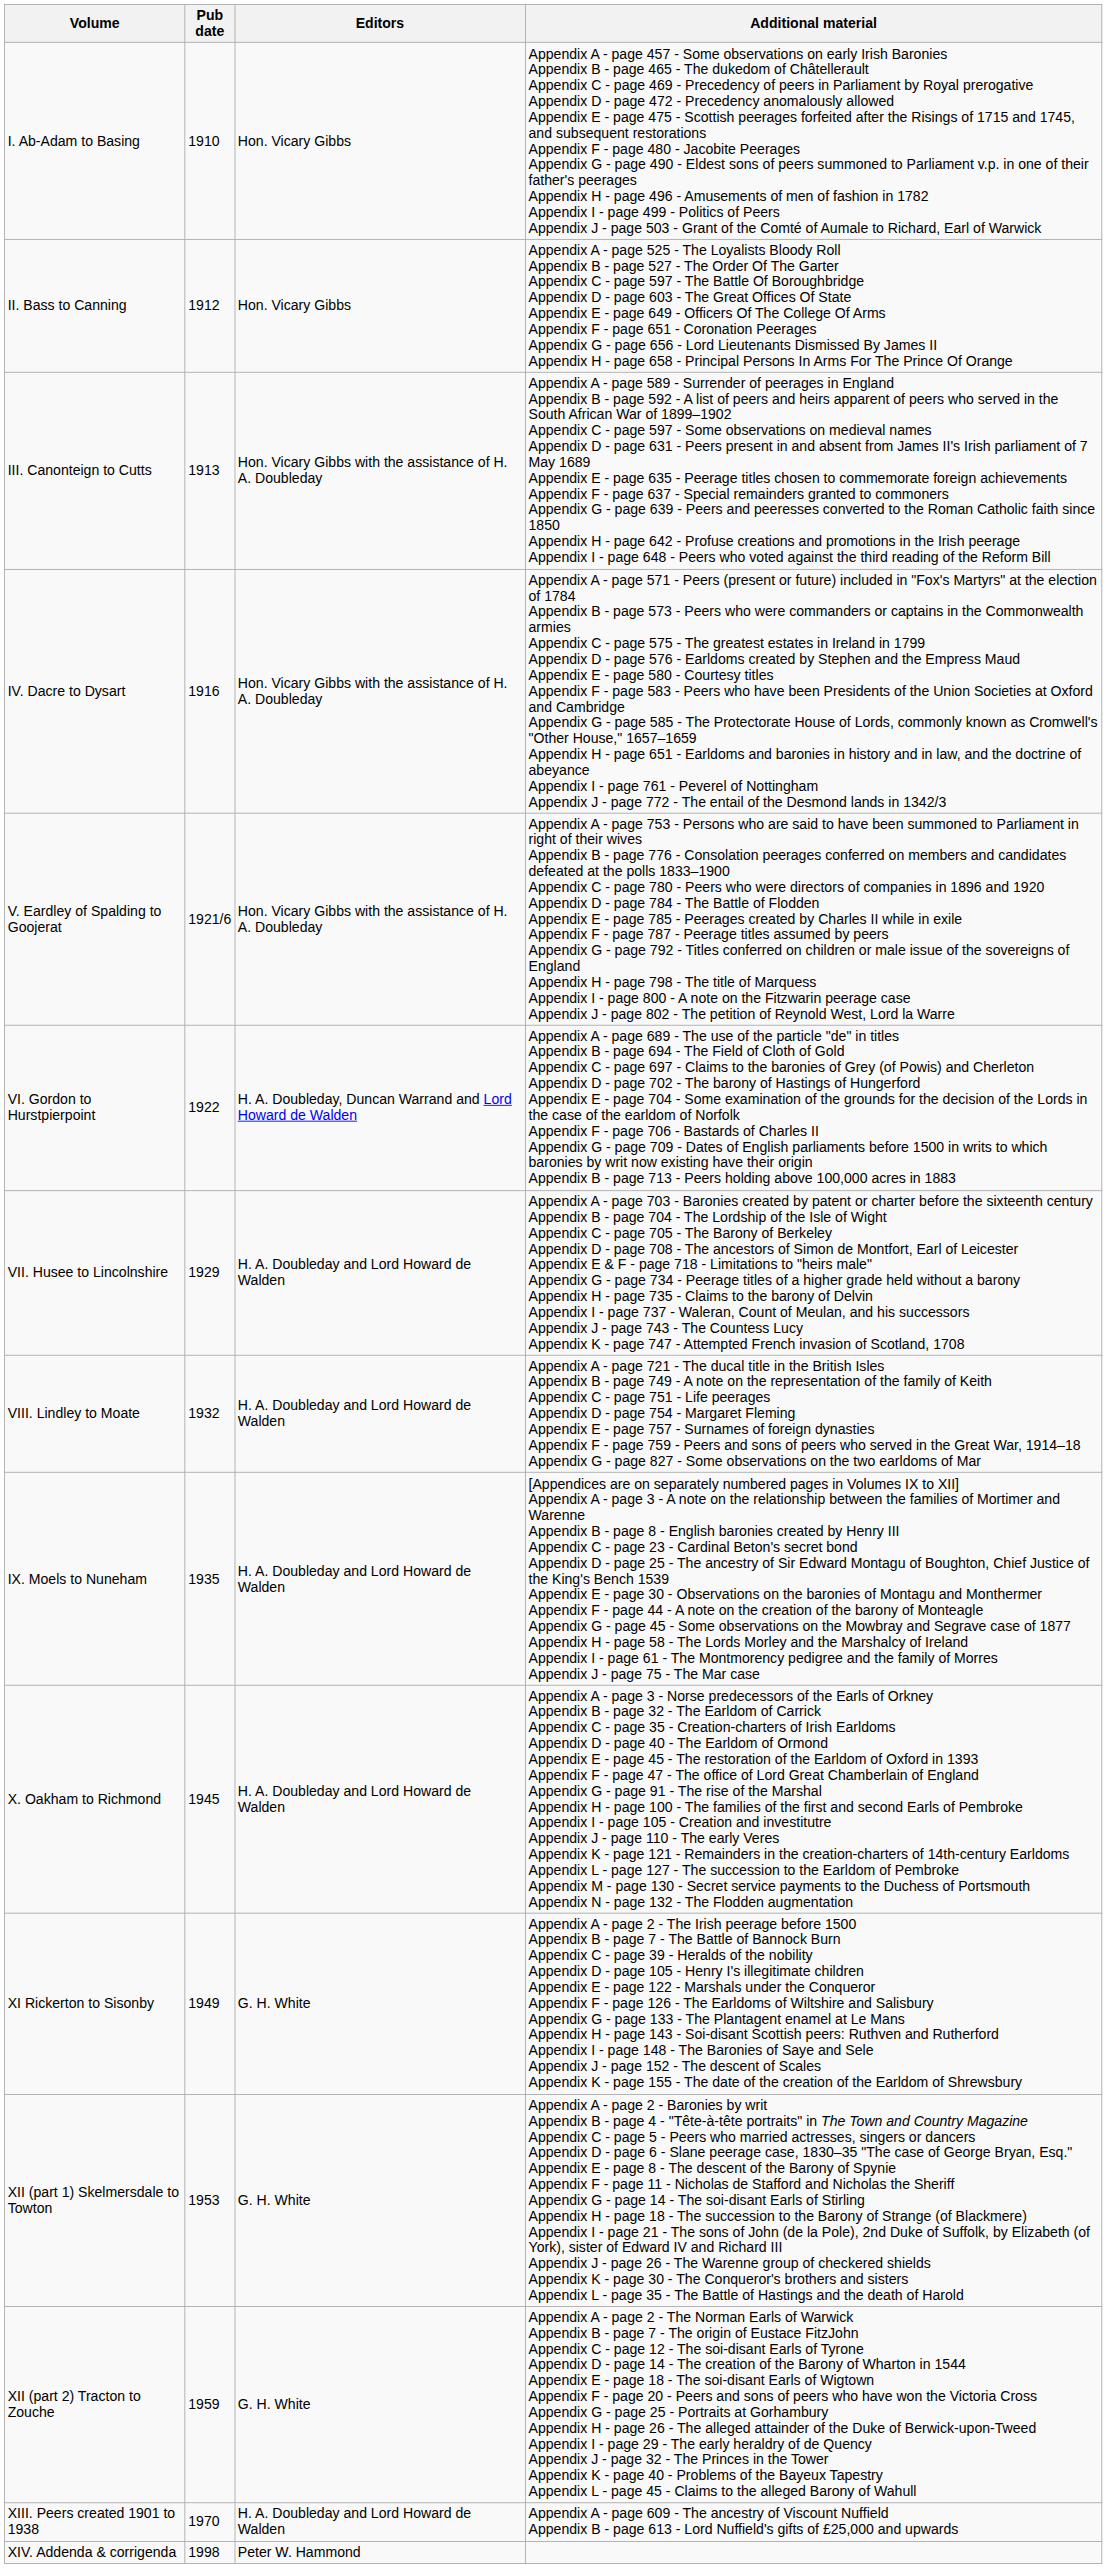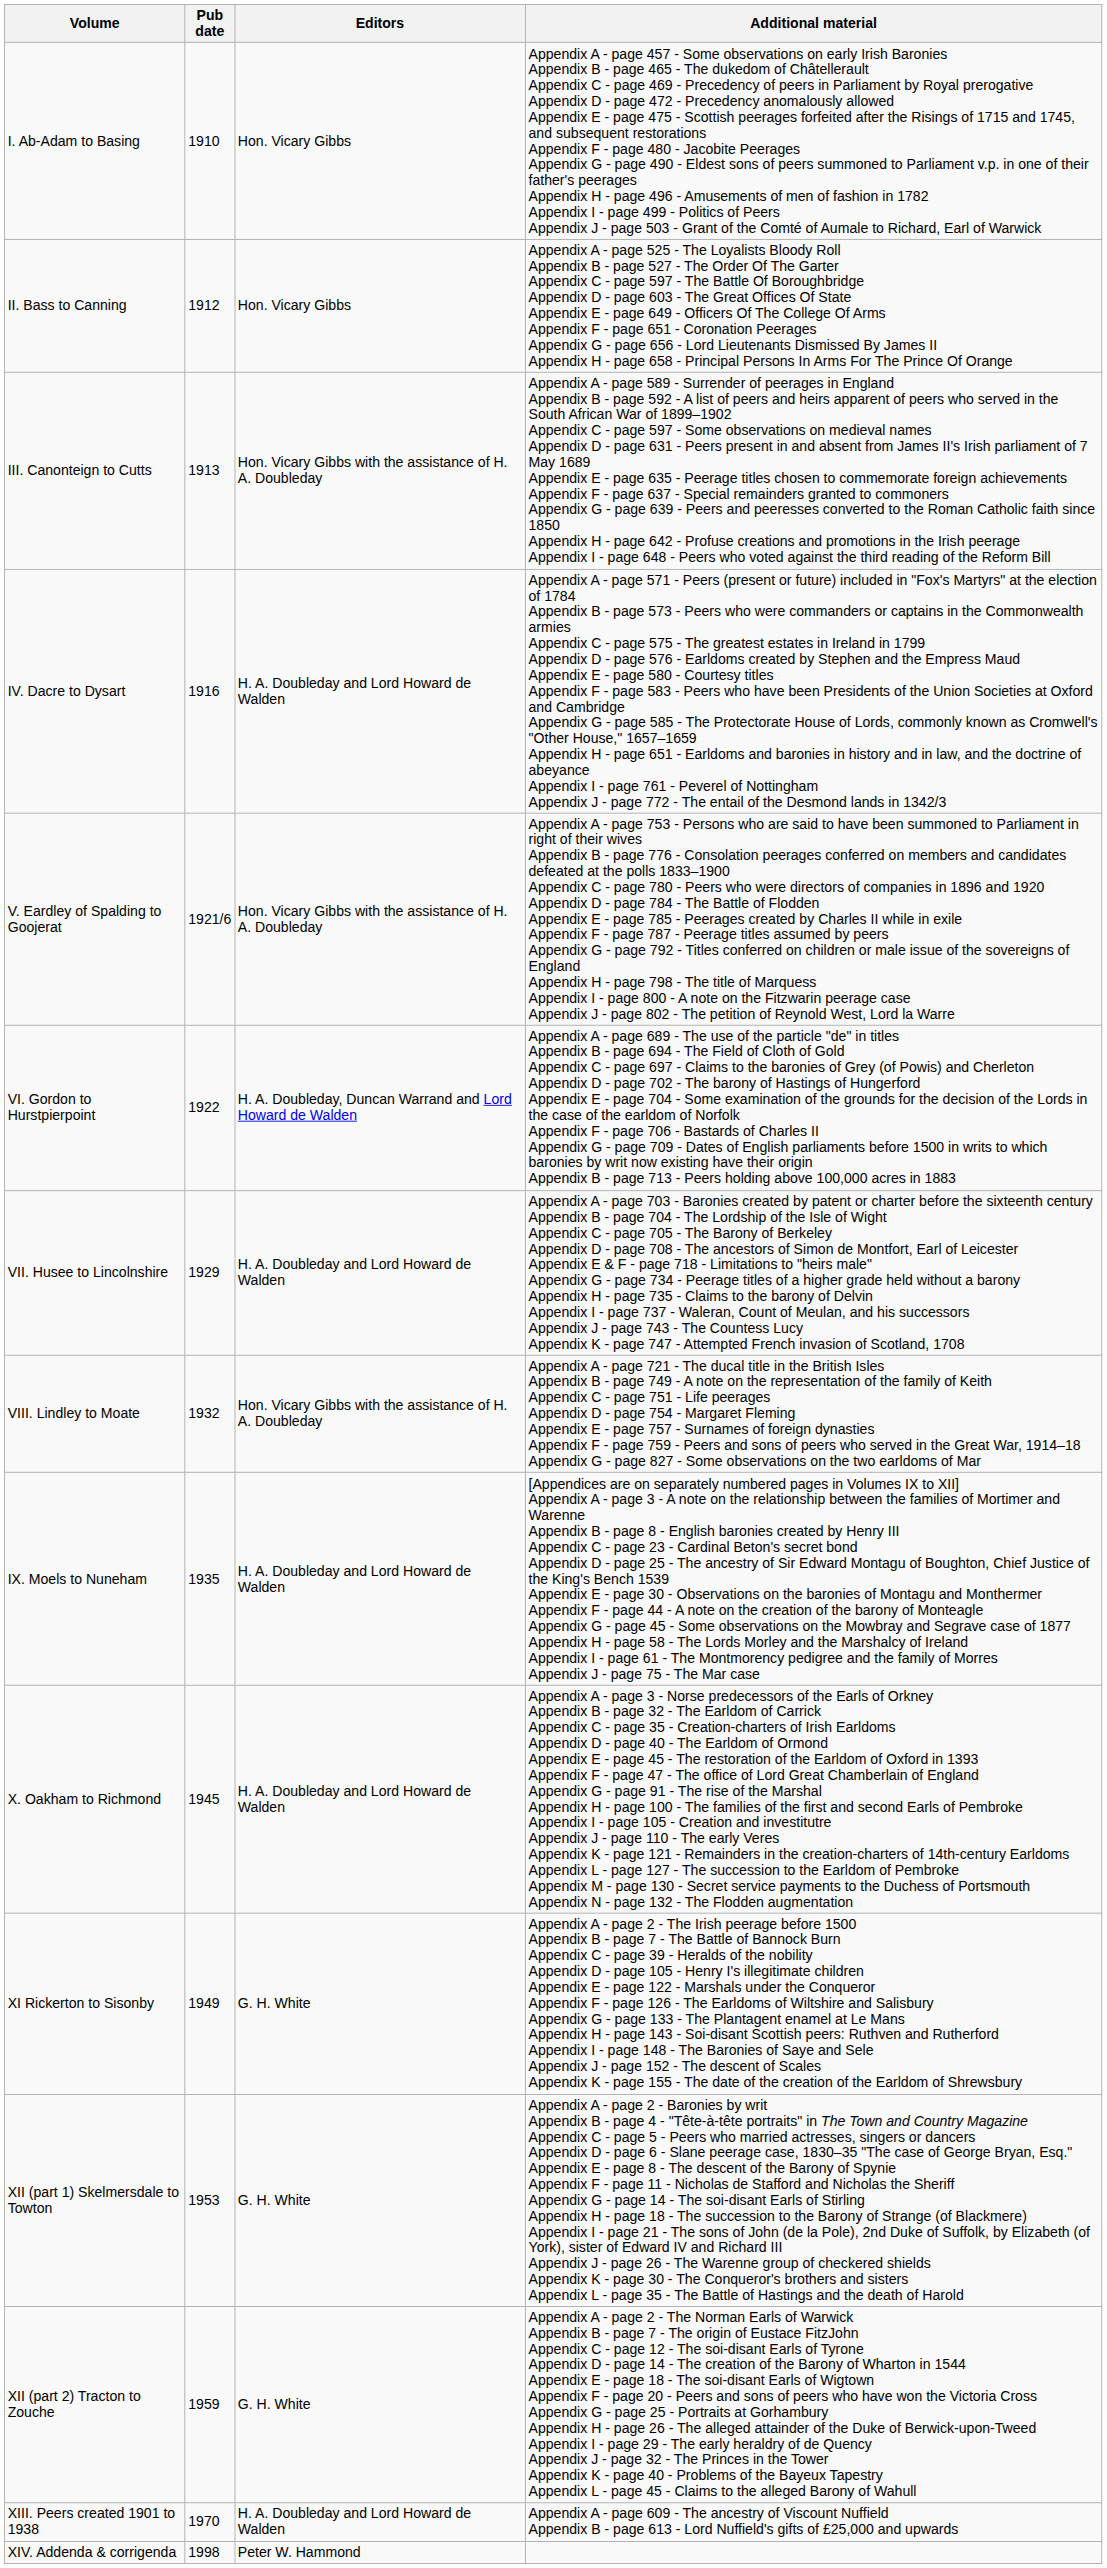(373, 691) Hon. Vicary Gibbs with the assistance of H. A. Doubleday -> (354, 691) H. A. Doubleday and Lord Howard de Walden
(354, 1413) H. A. Doubleday and Lord Howard de Walden -> (373, 1413) Hon. Vicary Gibbs with the assistance of H. A. Doubleday
